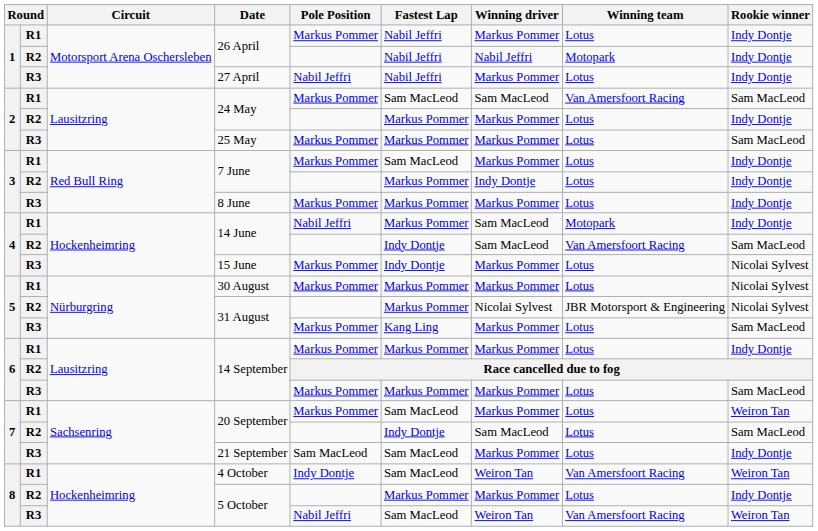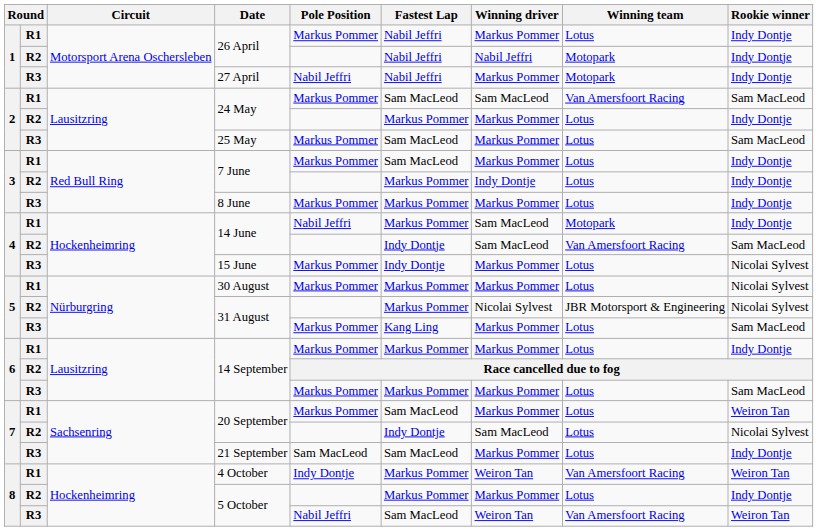(580, 77) Lotus -> (590, 77) Motopark
(426, 139) Markus Pommer -> (421, 139) Sam MacLeod
(768, 431) Sam MacLeod -> (770, 431) Nicolai Sylvest
(421, 473) Sam MacLeod -> (426, 473) Markus Pommer
